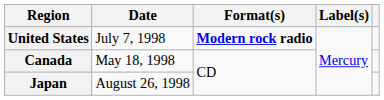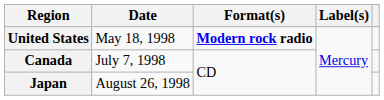(130, 38) July 7, 1998 -> (135, 38) May 18, 1998
(135, 60) May 18, 1998 -> (130, 60) July 7, 1998
